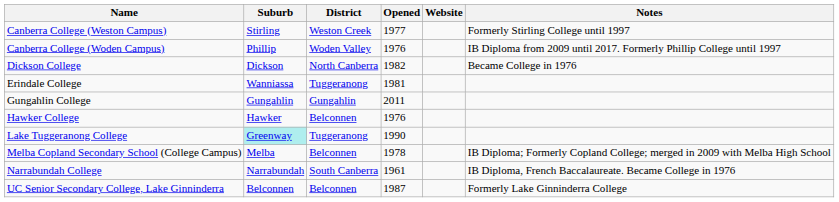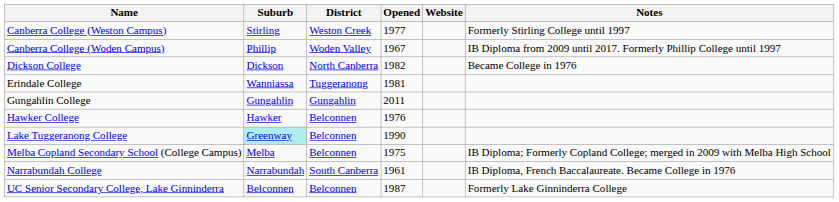(394, 48) 1976 -> (394, 48) 1967
(338, 135) Tuggeranong -> (333, 135) Belconnen
(394, 153) 1978 -> (394, 153) 1975
